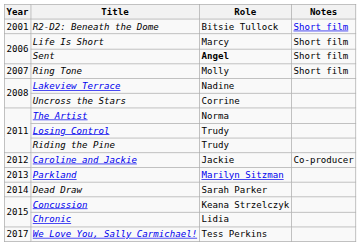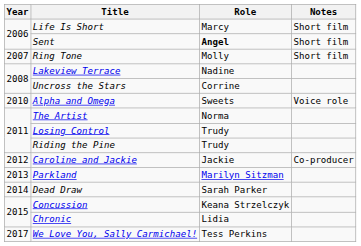- row: (96, 27)
+ row: (74, 101)
